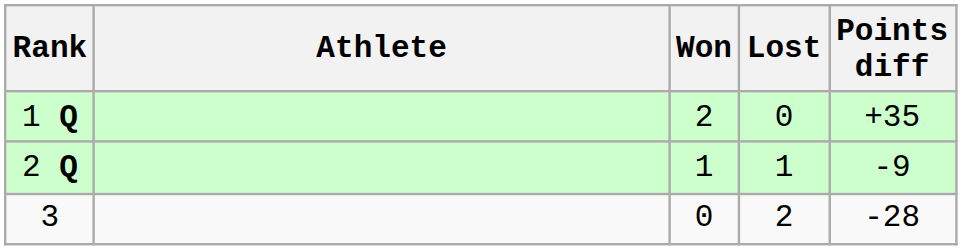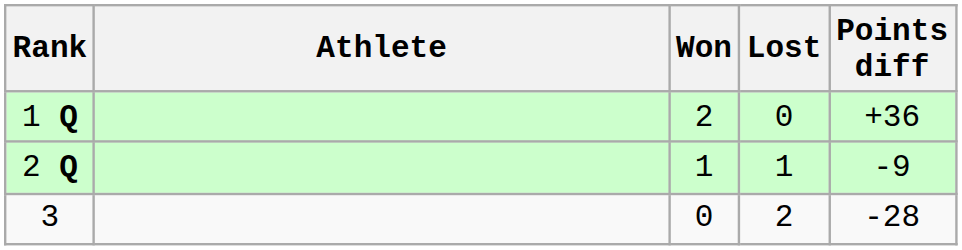(892, 117) +35 -> (892, 117) +36
